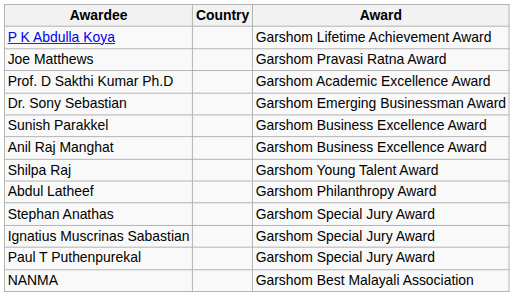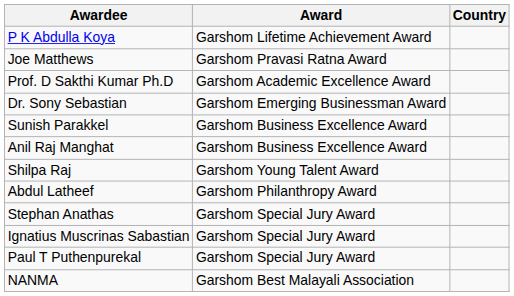columns swapped: (381, 15) <-> (223, 15)
